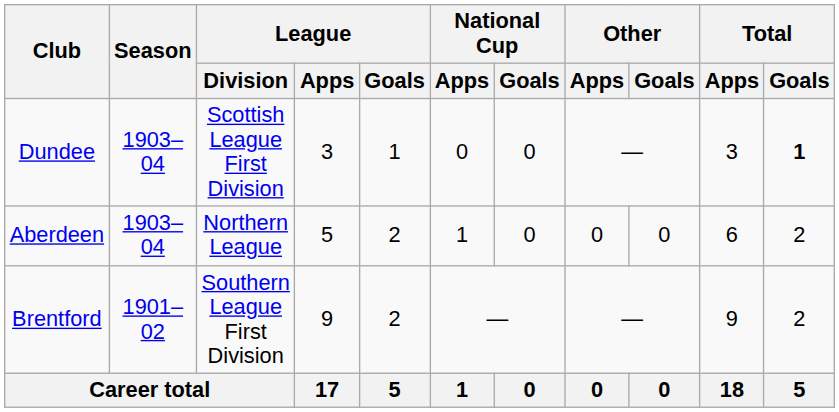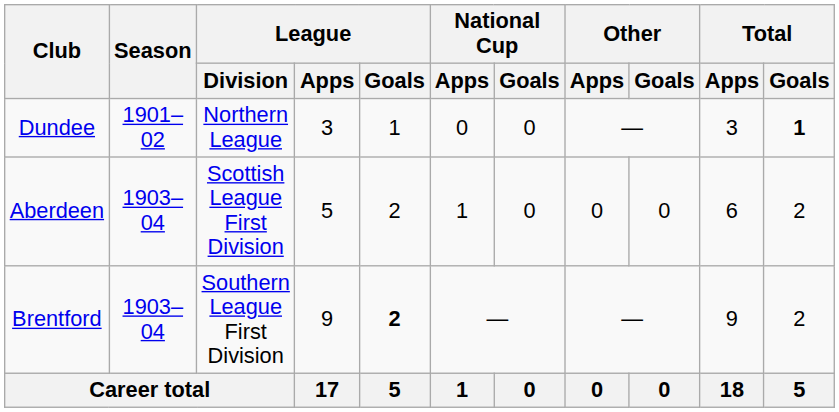(153, 151) 1903–04 -> (153, 127) 1901–02
(246, 151) Scottish League First Division -> (246, 127) Northern League
(246, 235) Northern League -> (246, 210) Scottish League First Division
(153, 318) 1901–02 -> (153, 318) 1903–04
(395, 318) normal -> (395, 318) bold
